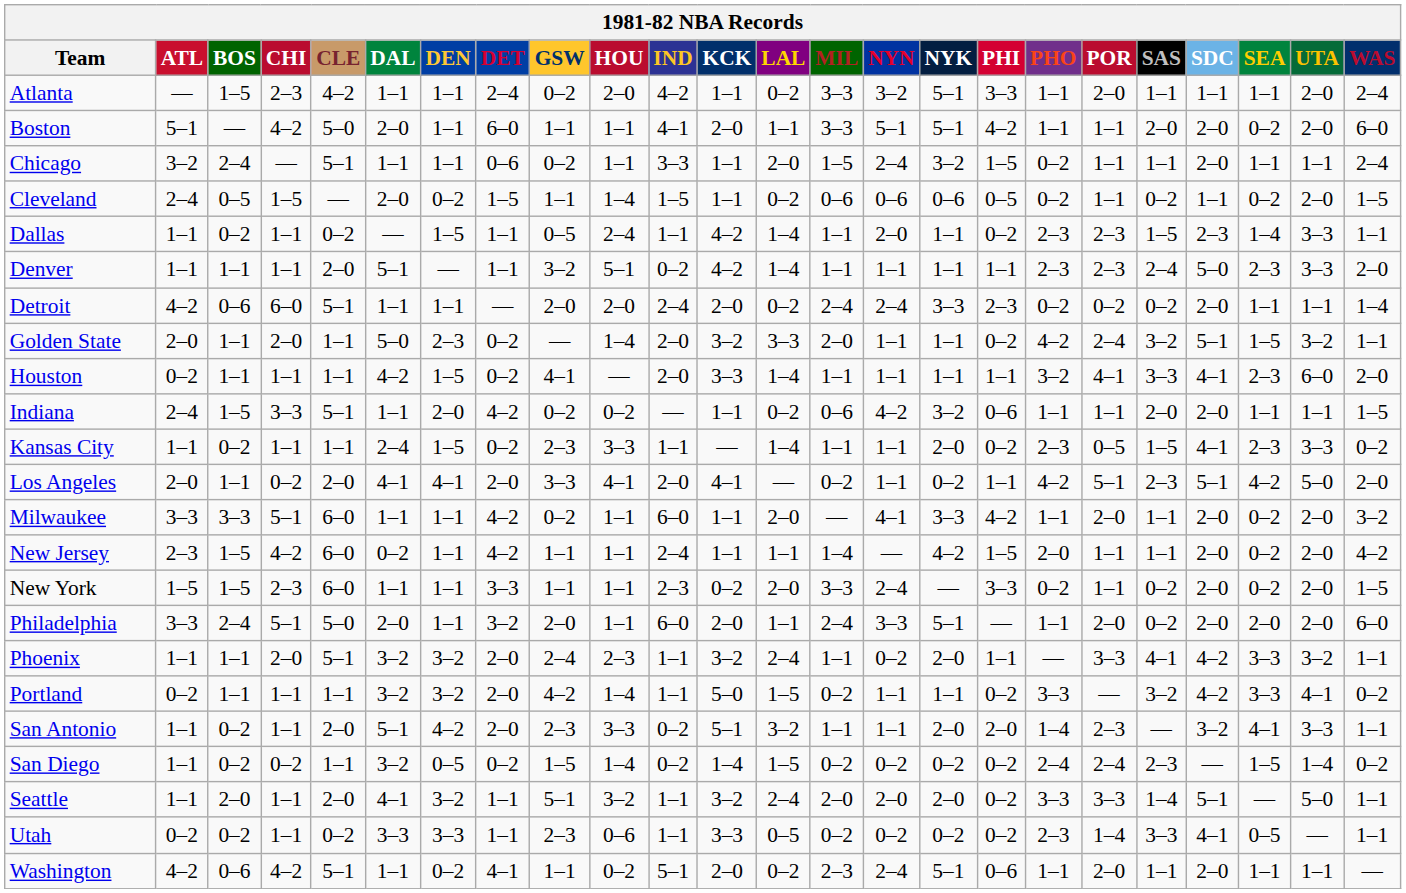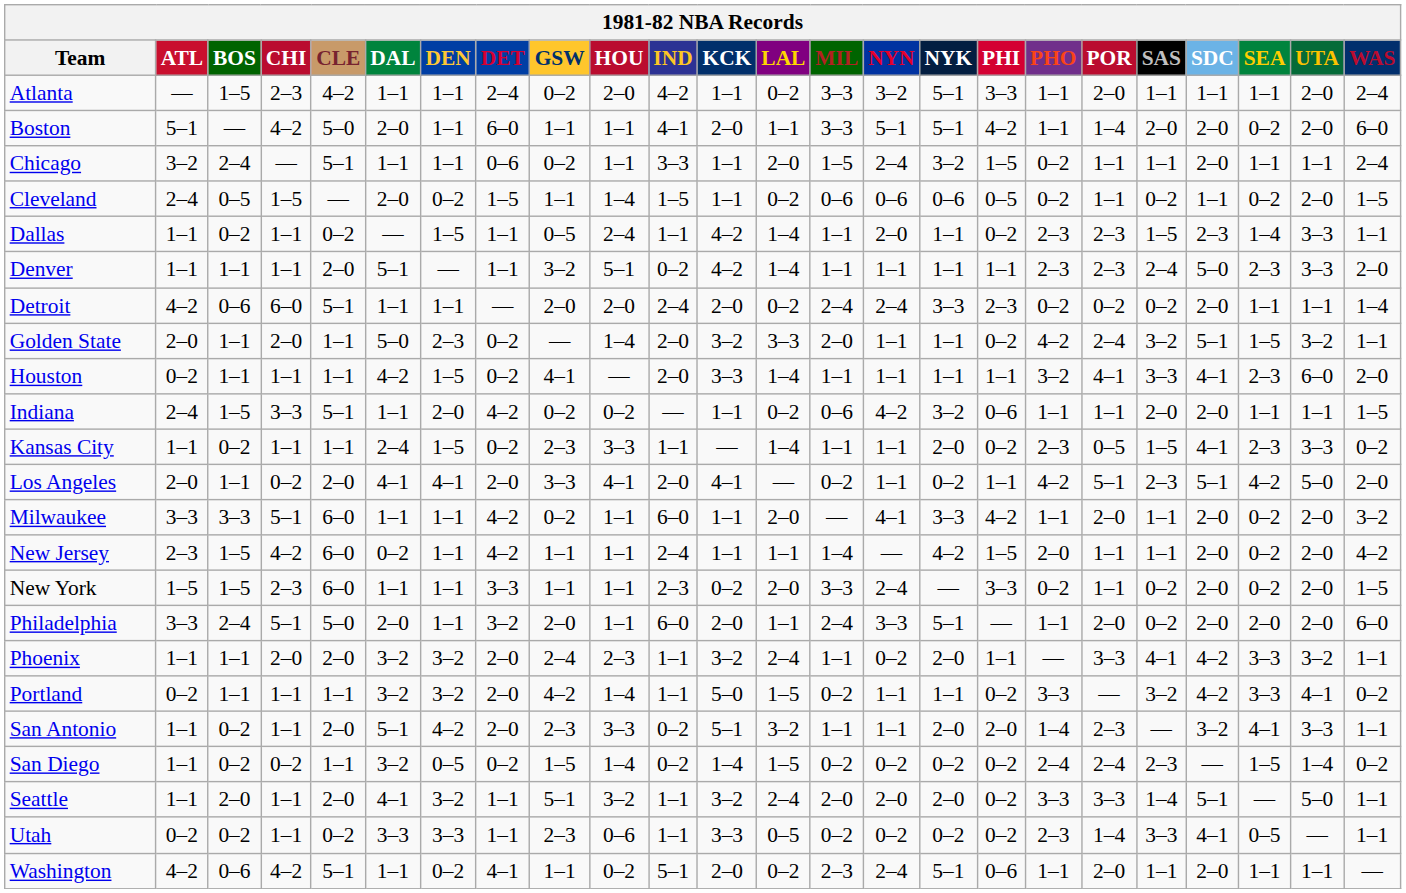(1109, 128) 1–1 -> (1109, 128) 1–4
(338, 658) 5–1 -> (338, 658) 2–0
